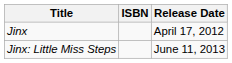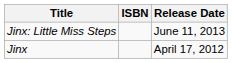rows swapped: (17, 31) <-> (62, 49)
